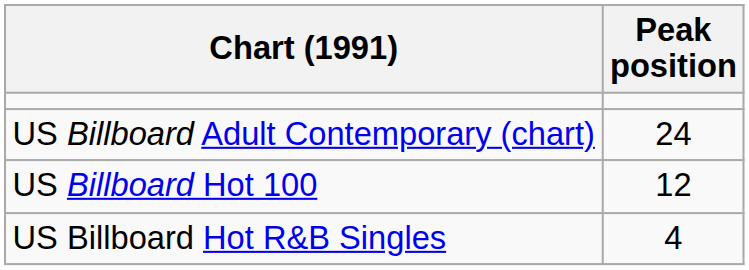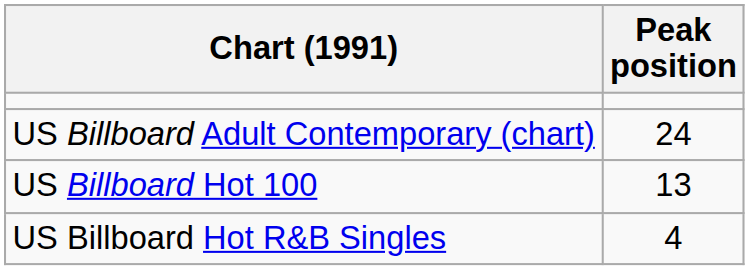(673, 185) 12 -> (673, 185) 13
